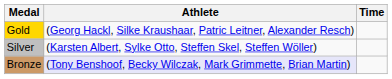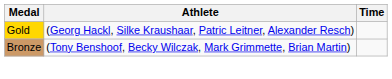- row: (20, 47)
(198, 64) lavender background -> (198, 47) no background
